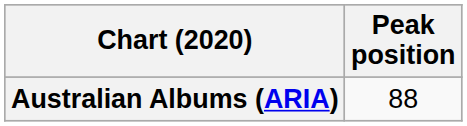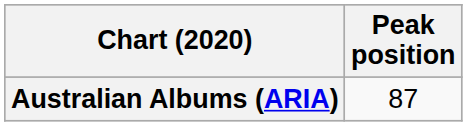(403, 98) 88 -> (403, 98) 87
